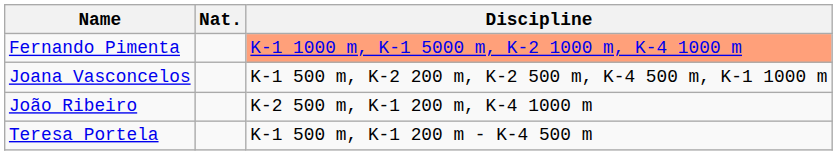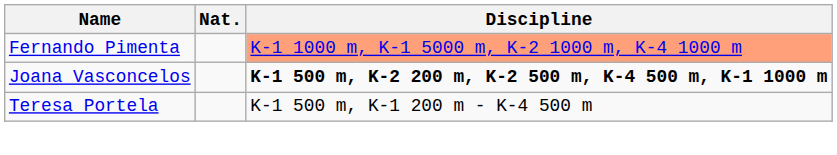(539, 77) normal -> (539, 77) bold
- row: (73, 106)
